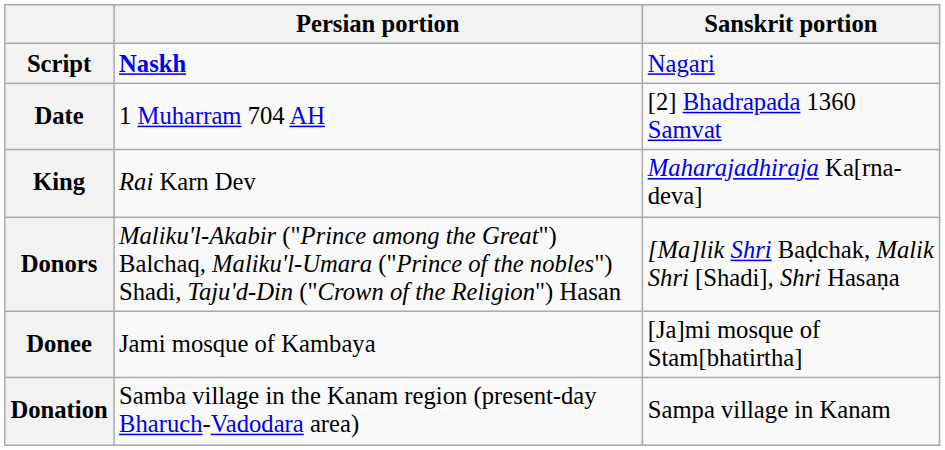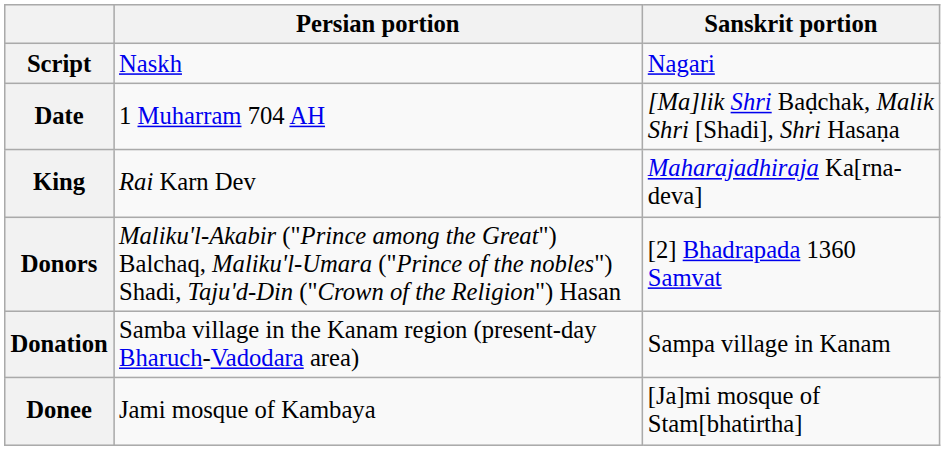(153, 63) bold -> (151, 63) normal
(752, 116) [2] Bhadrapada 1360 Samvat -> (791, 116) [Ma]lik Shri Baḍchak, Malik Shri [Shadi], Shri Hasaṇa
(791, 263) [Ma]lik Shri Baḍchak, Malik Shri [Shadi], Shri Hasaṇa -> (752, 263) [2] Bhadrapada 1360 Samvat
rows swapped: (59, 344) <-> (59, 410)
